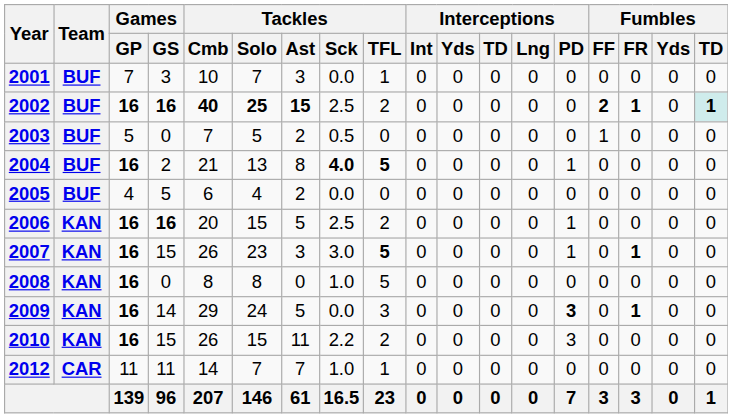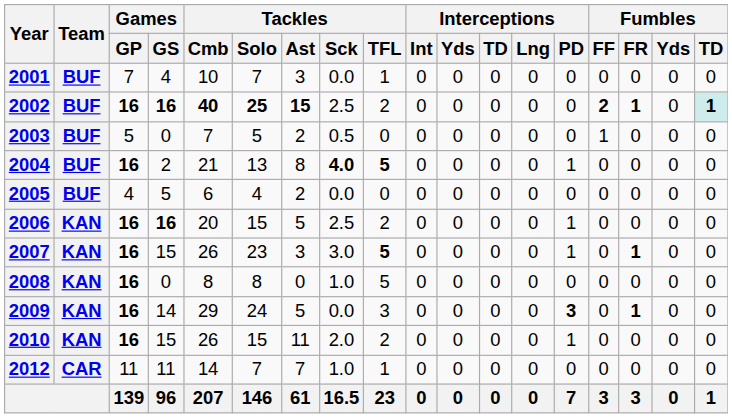(166, 77) 3 -> (166, 77) 4
(341, 340) 2.2 -> (341, 340) 2.0
(571, 340) 3 -> (571, 340) 1
